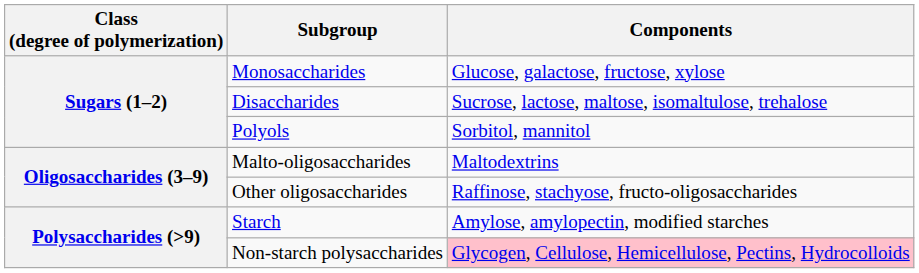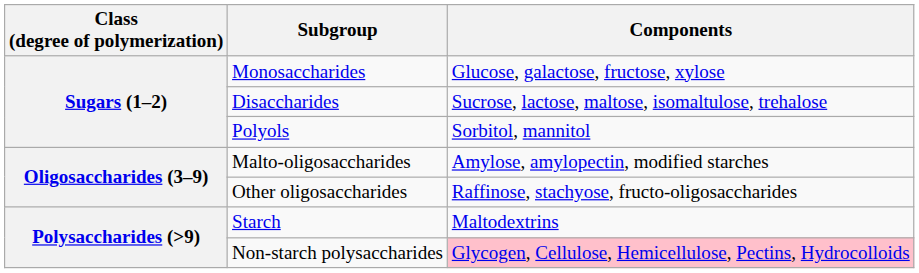(505, 161) Maltodextrins -> (610, 161) Amylose, amylopectin, modified starches
(610, 222) Amylose, amylopectin, modified starches -> (505, 222) Maltodextrins
